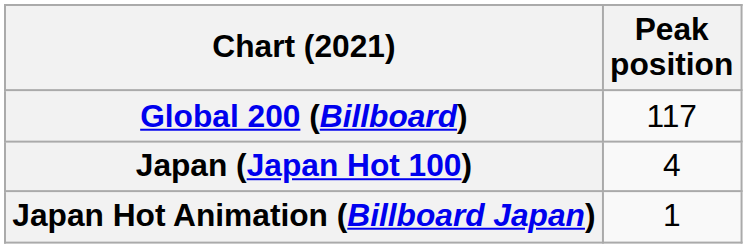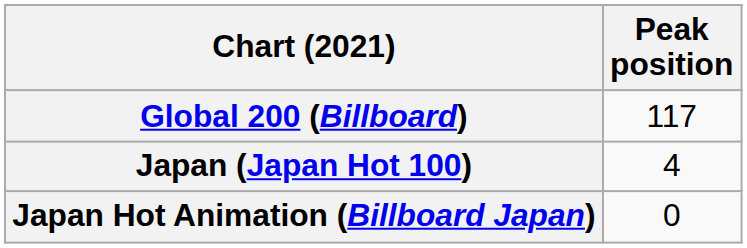(672, 215) 1 -> (672, 215) 0
